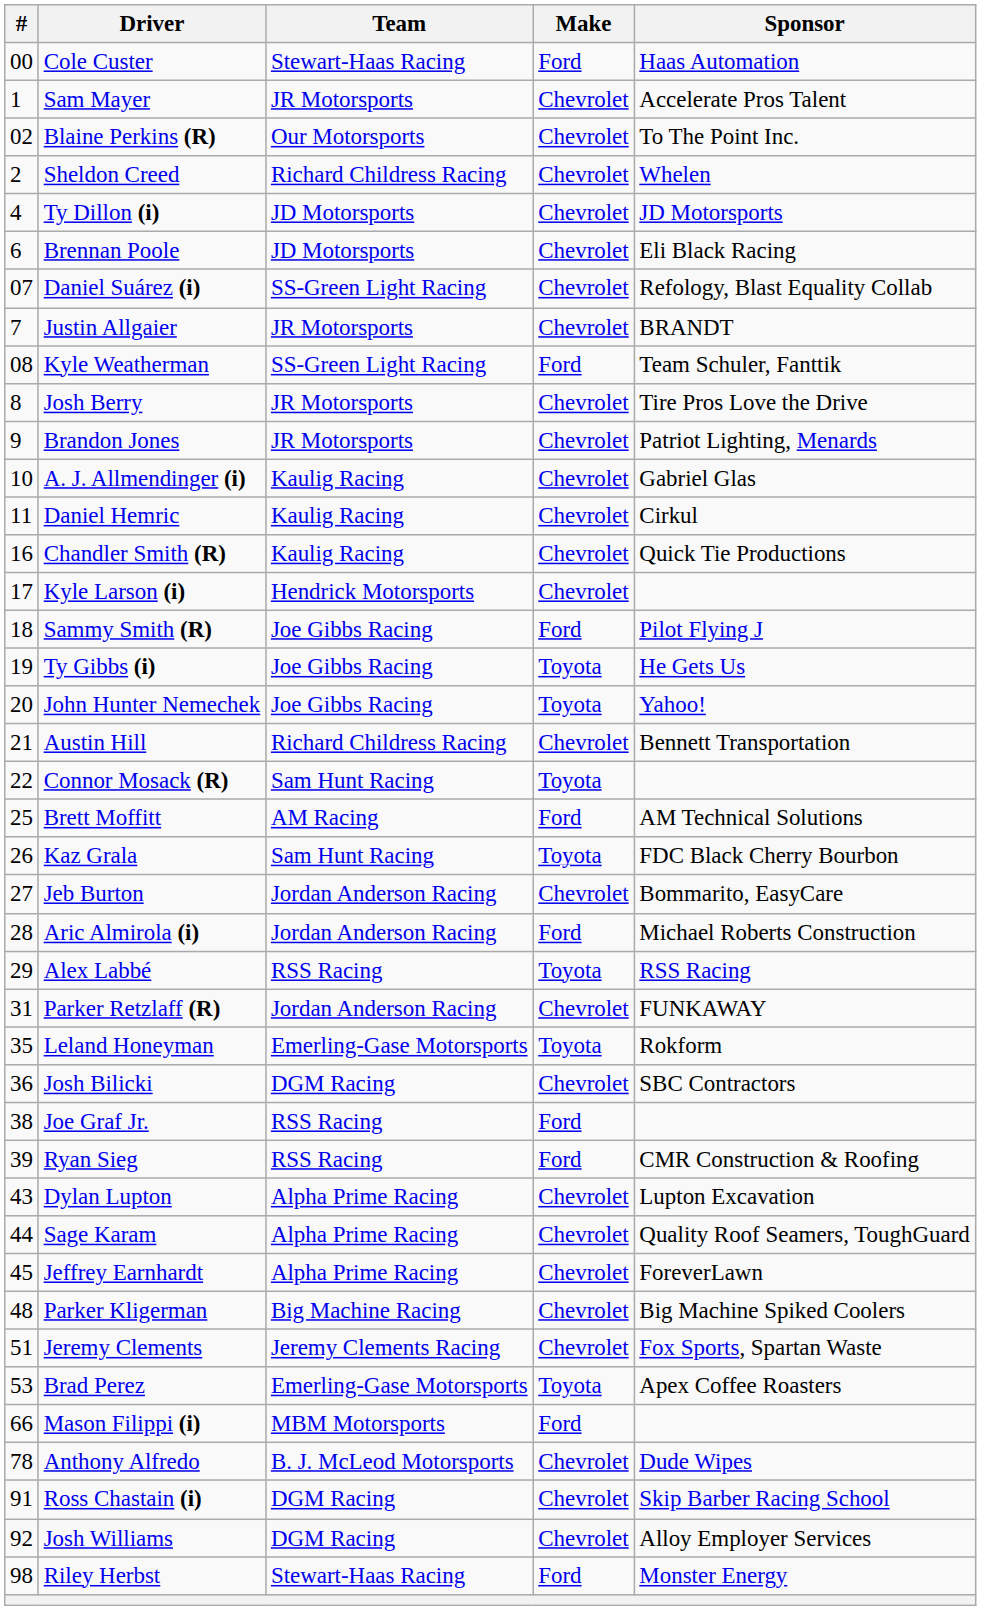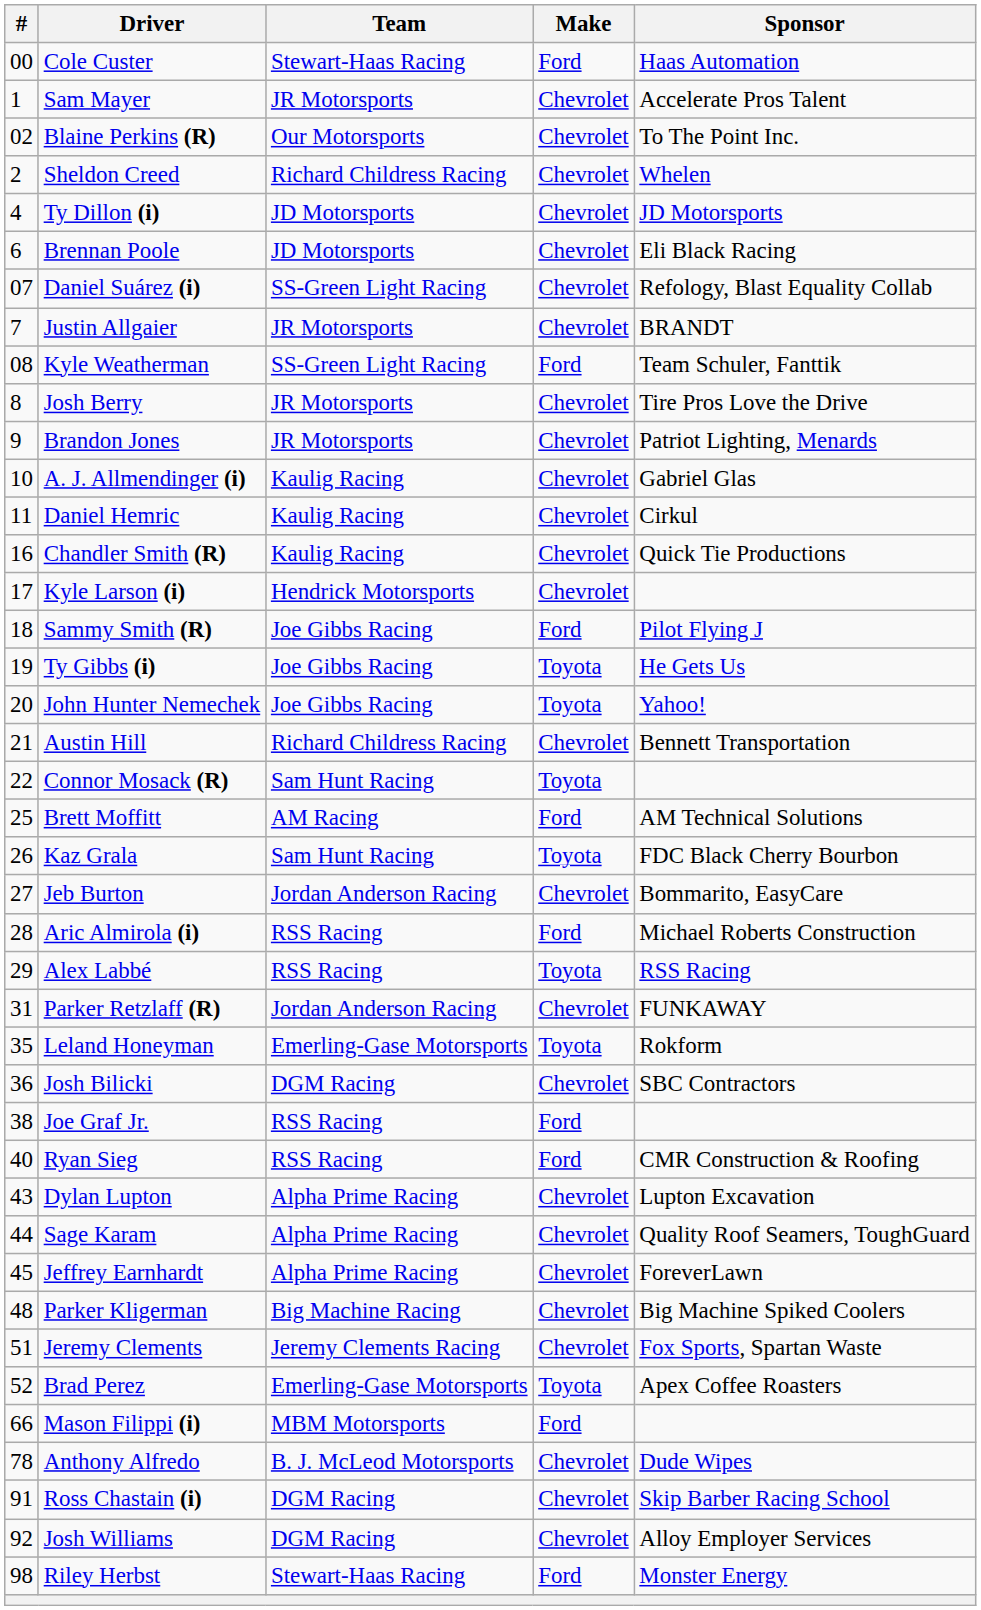(384, 931) Jordan Anderson Racing -> (327, 931) RSS Racing
(22, 1158) 39 -> (22, 1158) 40
(22, 1386) 53 -> (22, 1386) 52
